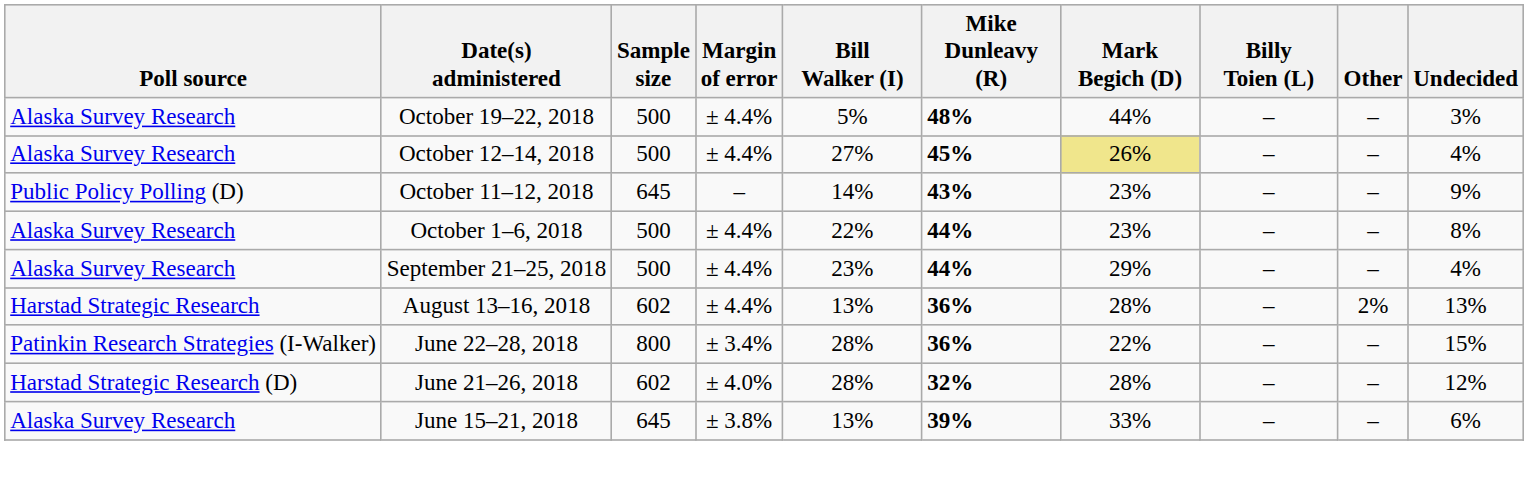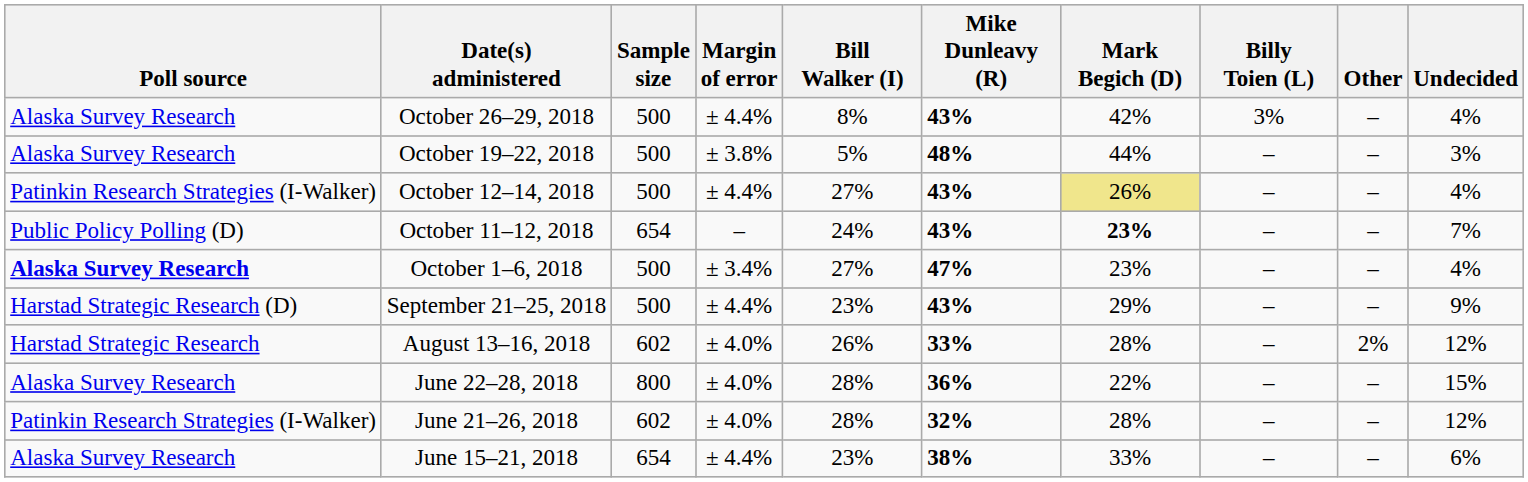+ row: (496, 116)
(739, 116) ± 4.4% -> (739, 154) ± 3.8%
(123, 154) Alaska Survey Research -> (193, 192) Patinkin Research Strategies (I-Walker)
(950, 154) 45% -> (950, 192) 43%
(653, 192) 645 -> (653, 230) 654
(852, 192) 14% -> (852, 230) 24%
(1130, 192) normal -> (1130, 230) bold
(1466, 192) 9% -> (1466, 230) 7%
(123, 230) normal -> (130, 268) bold
(739, 230) ± 4.4% -> (739, 268) ± 3.4%
(852, 230) 22% -> (852, 268) 27%
(950, 230) 44% -> (950, 268) 47%
(1466, 230) 8% -> (1466, 268) 4%
(123, 268) Alaska Survey Research -> (154, 306) Harstad Strategic Research (D)
(950, 268) 44% -> (950, 306) 43%
(1466, 268) 4% -> (1466, 306) 9%
(739, 306) ± 4.4% -> (739, 344) ± 4.0%
(852, 306) 13% -> (852, 344) 26%
(950, 306) 36% -> (950, 344) 33%
(1466, 306) 13% -> (1466, 344) 12%
(193, 344) Patinkin Research Strategies (I-Walker) -> (123, 382) Alaska Survey Research
(739, 344) ± 3.4% -> (739, 382) ± 4.0%
(154, 382) Harstad Strategic Research (D) -> (193, 420) Patinkin Research Strategies (I-Walker)
(653, 420) 645 -> (653, 458) 654
(739, 420) ± 3.8% -> (739, 458) ± 4.4%
(852, 420) 13% -> (852, 458) 23%
(950, 420) 39% -> (950, 458) 38%
